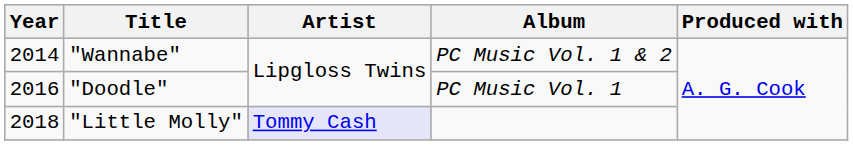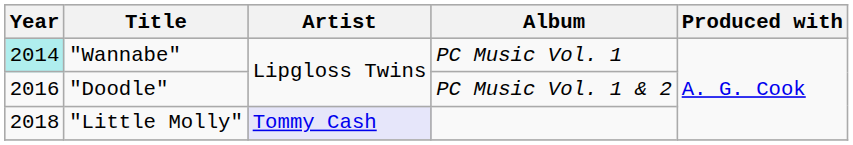(35, 55) no background -> (35, 55) paleturquoise background
(554, 55) PC Music Vol. 1 & 2 -> (529, 55) PC Music Vol. 1
(529, 89) PC Music Vol. 1 -> (554, 89) PC Music Vol. 1 & 2
